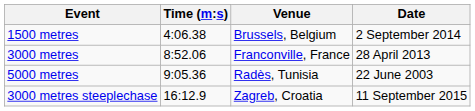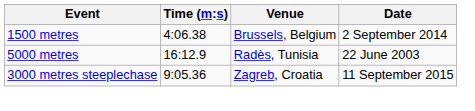- row: (43, 55)
(185, 75) 9:05.36 -> (185, 55) 16:12.9
(185, 95) 16:12.9 -> (185, 75) 9:05.36
